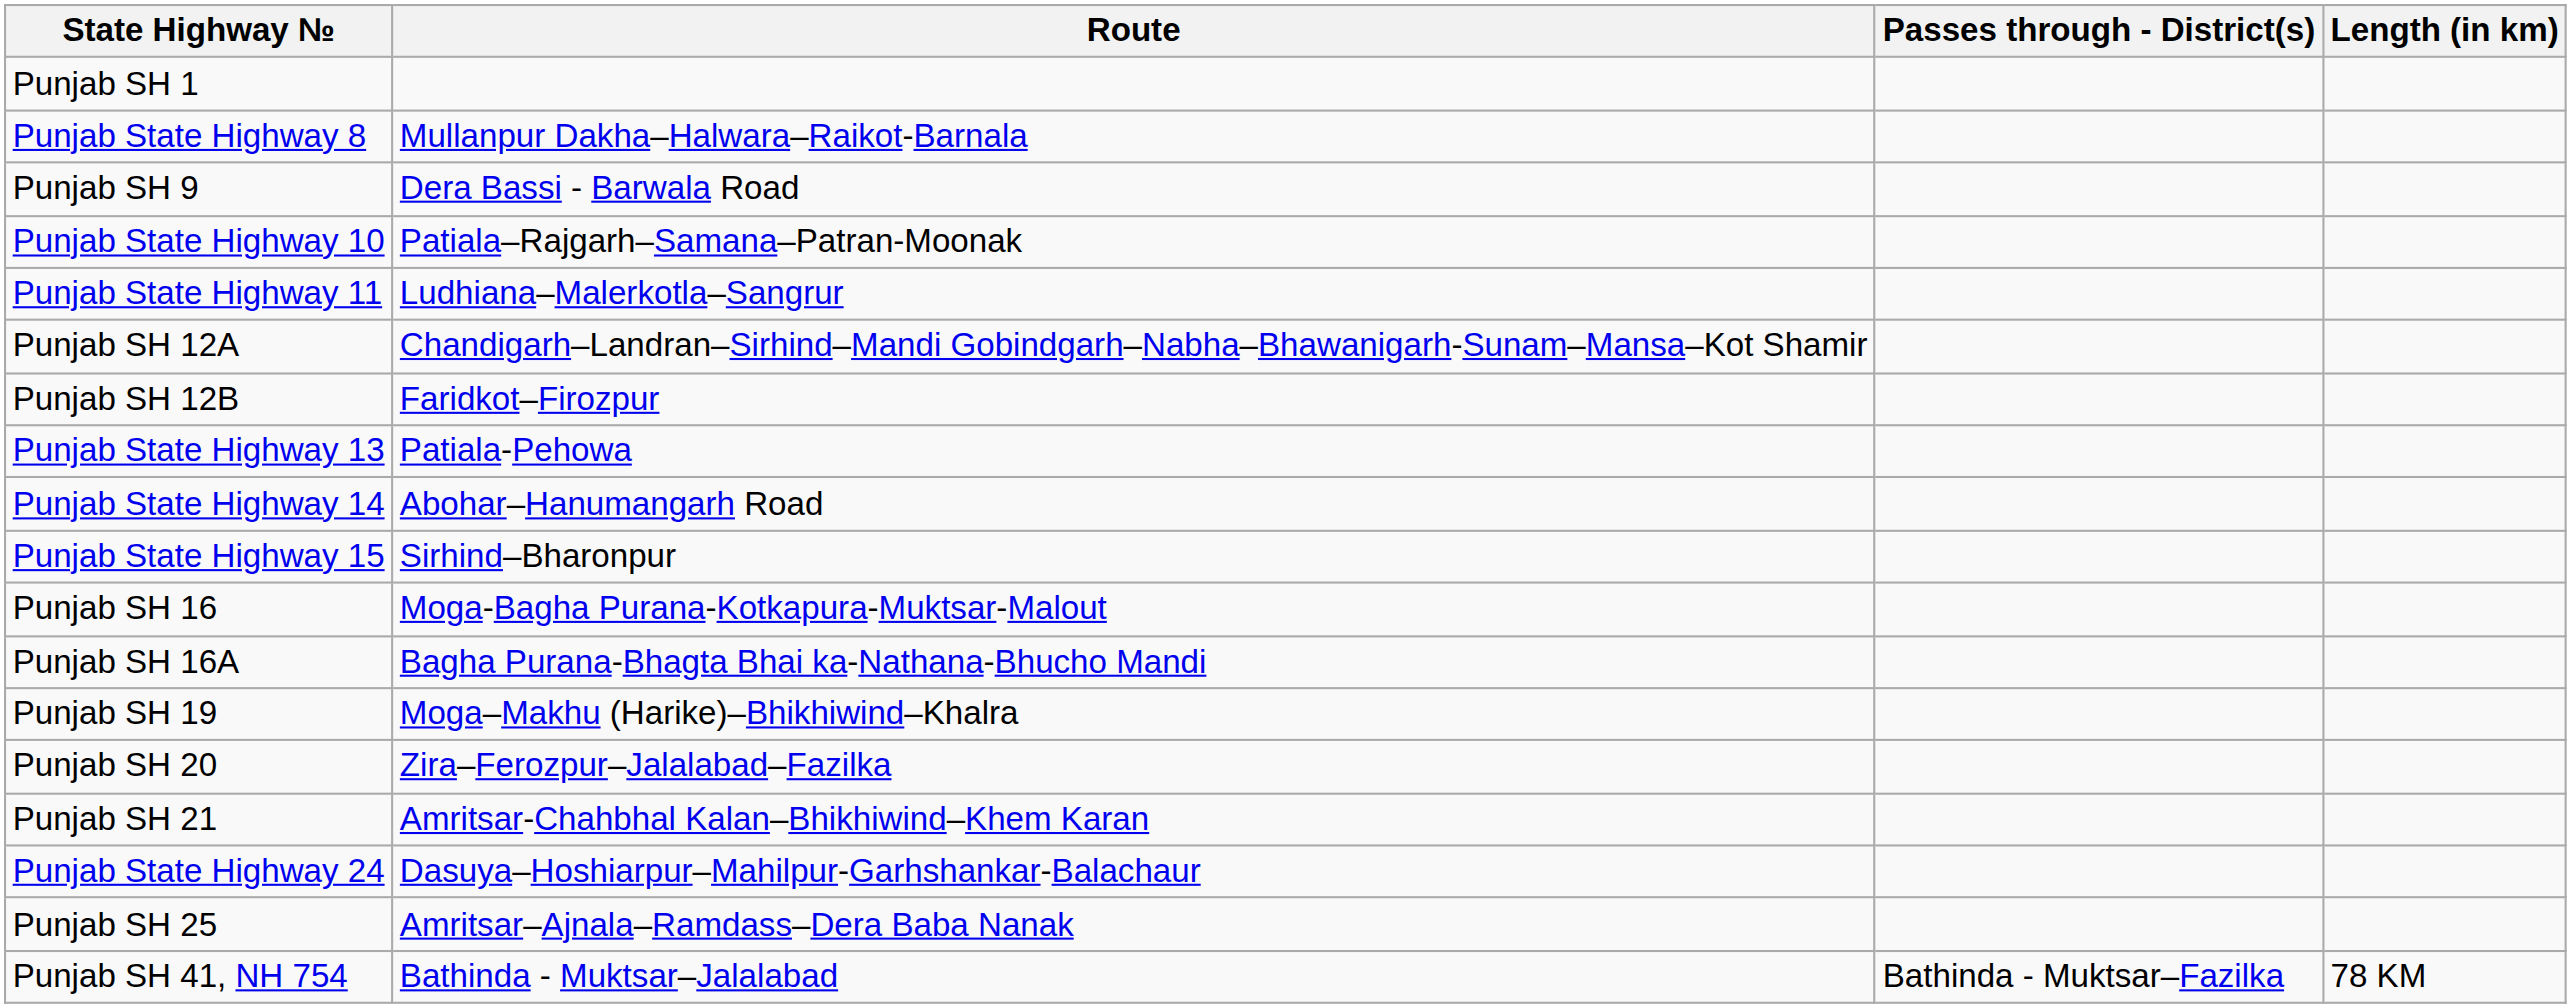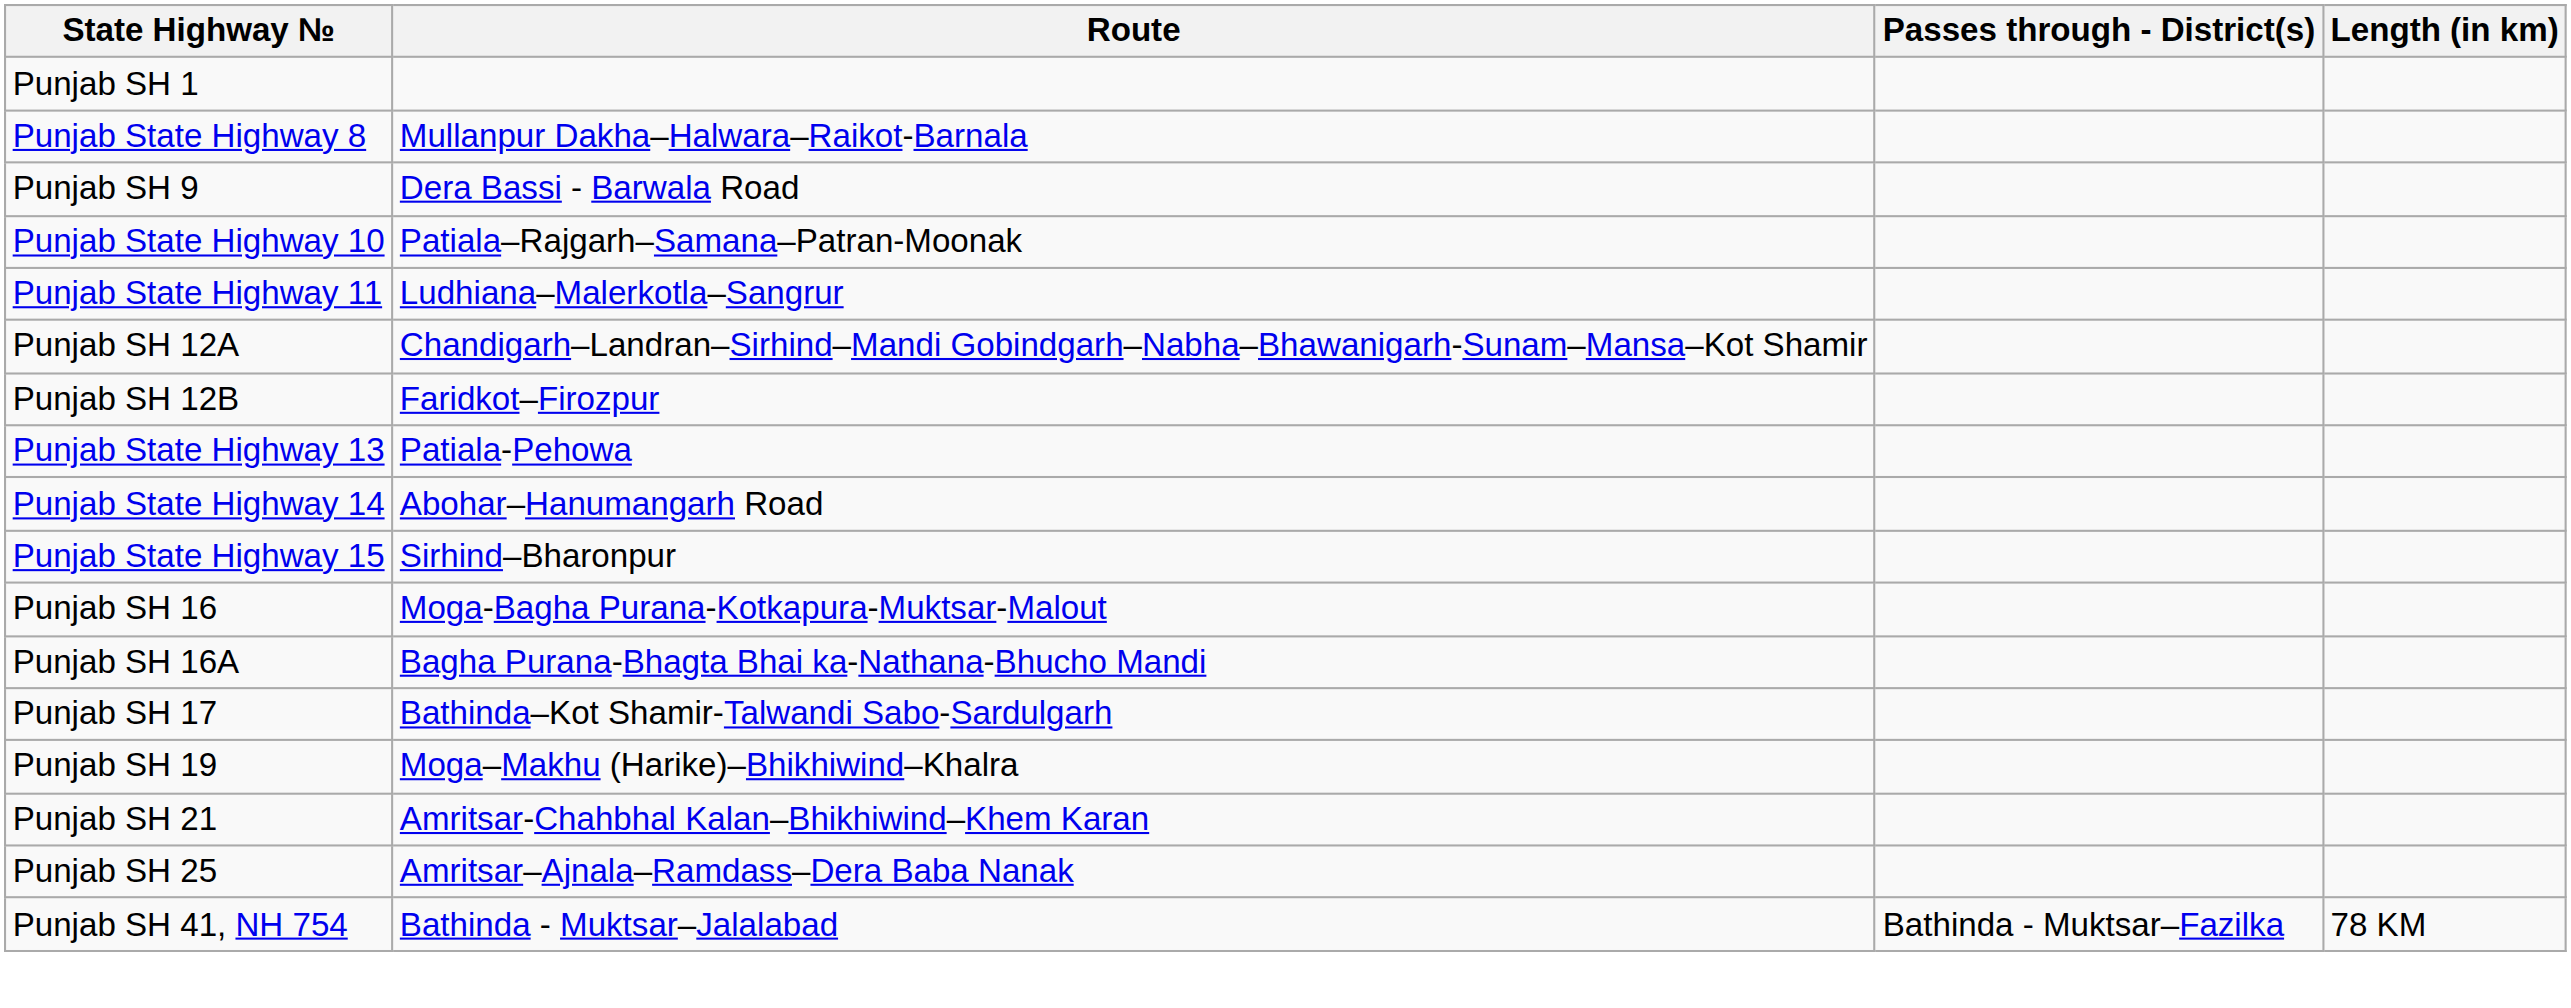+ row: (115, 713)
- row: (115, 766)
- row: (199, 871)
